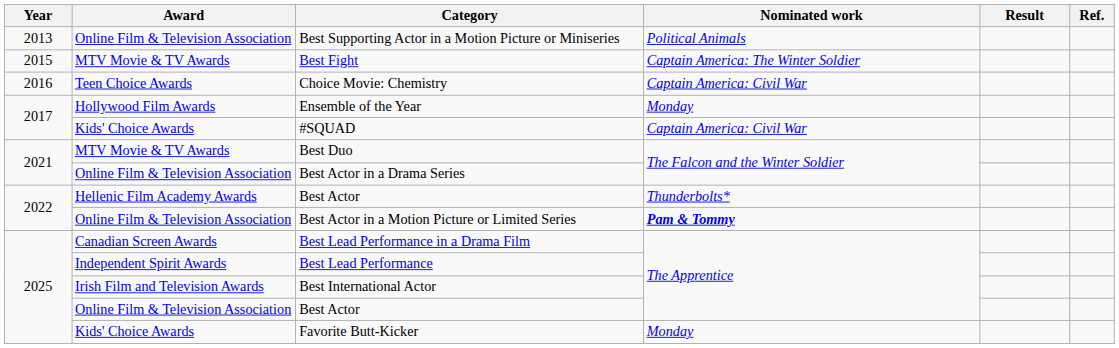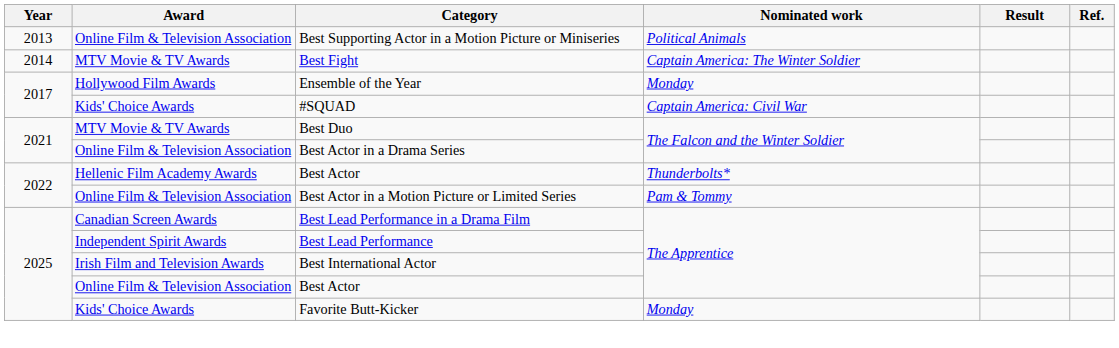(38, 60) 2015 -> (38, 60) 2014
- row: (134, 83)
(691, 219) bold -> (689, 196) normal
